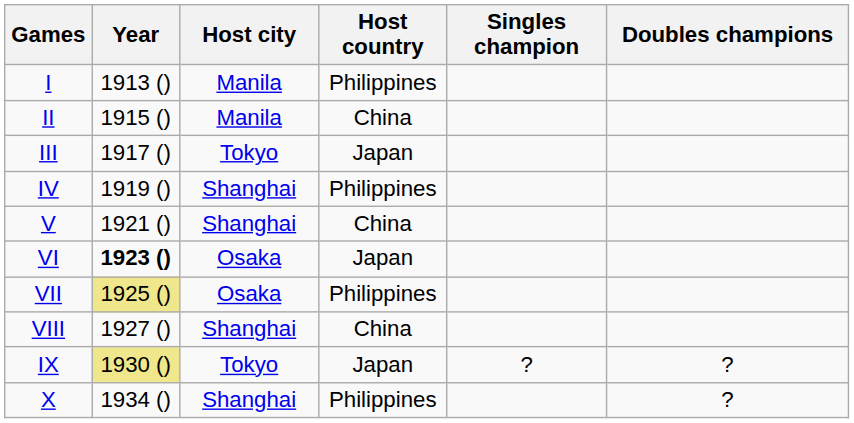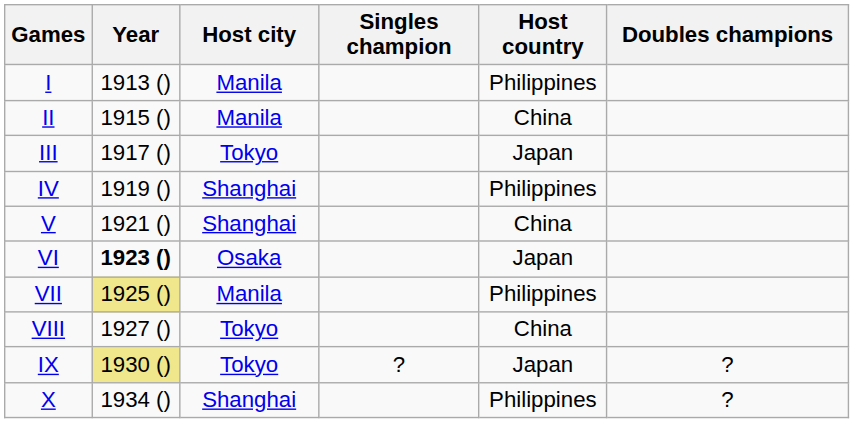columns swapped: (383, 34) <-> (527, 34)
(249, 294) Osaka -> (249, 294) Manila
(249, 329) Shanghai -> (249, 329) Tokyo
